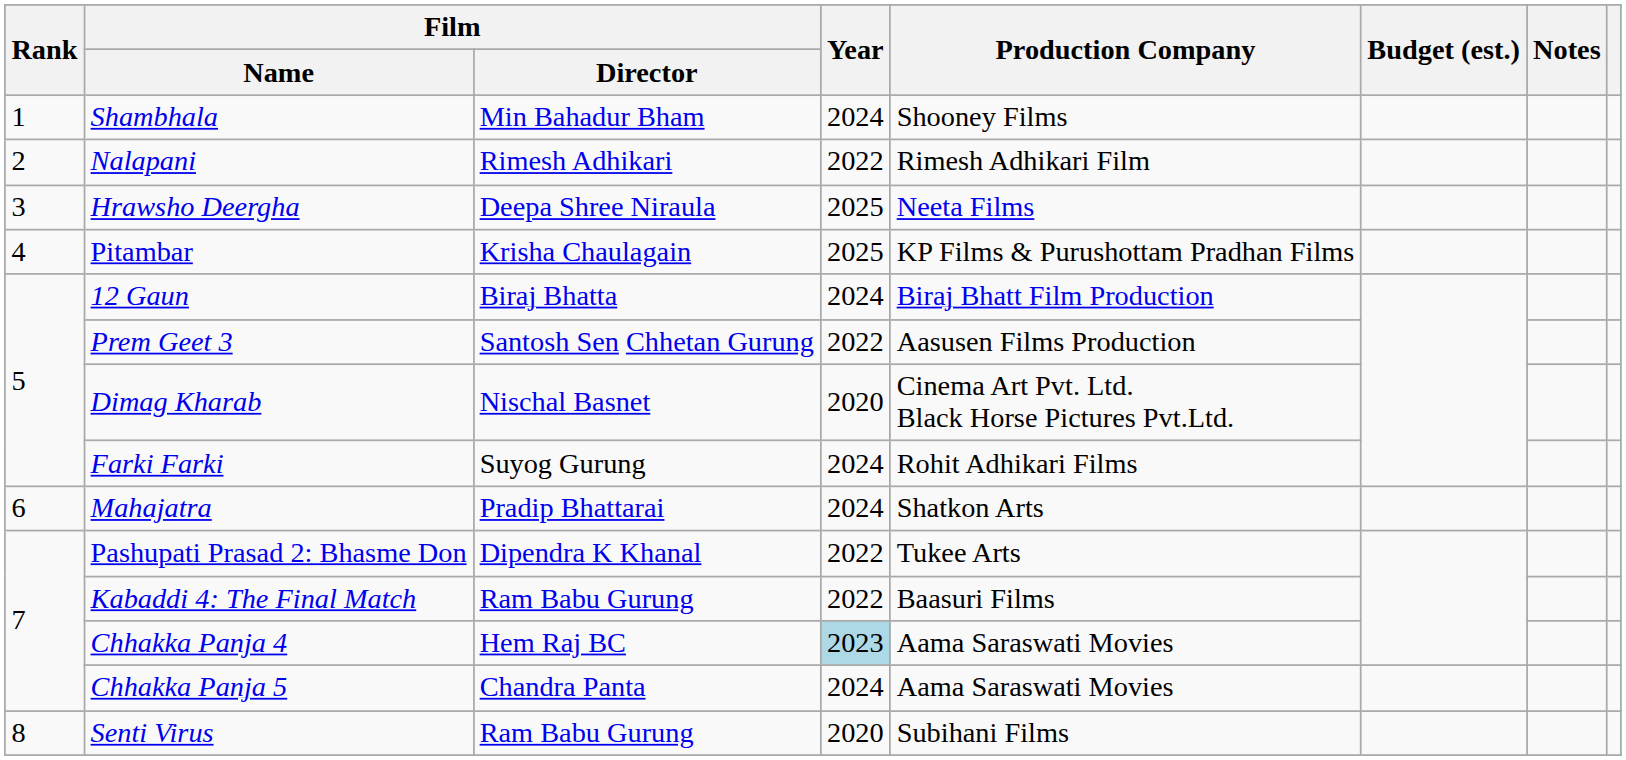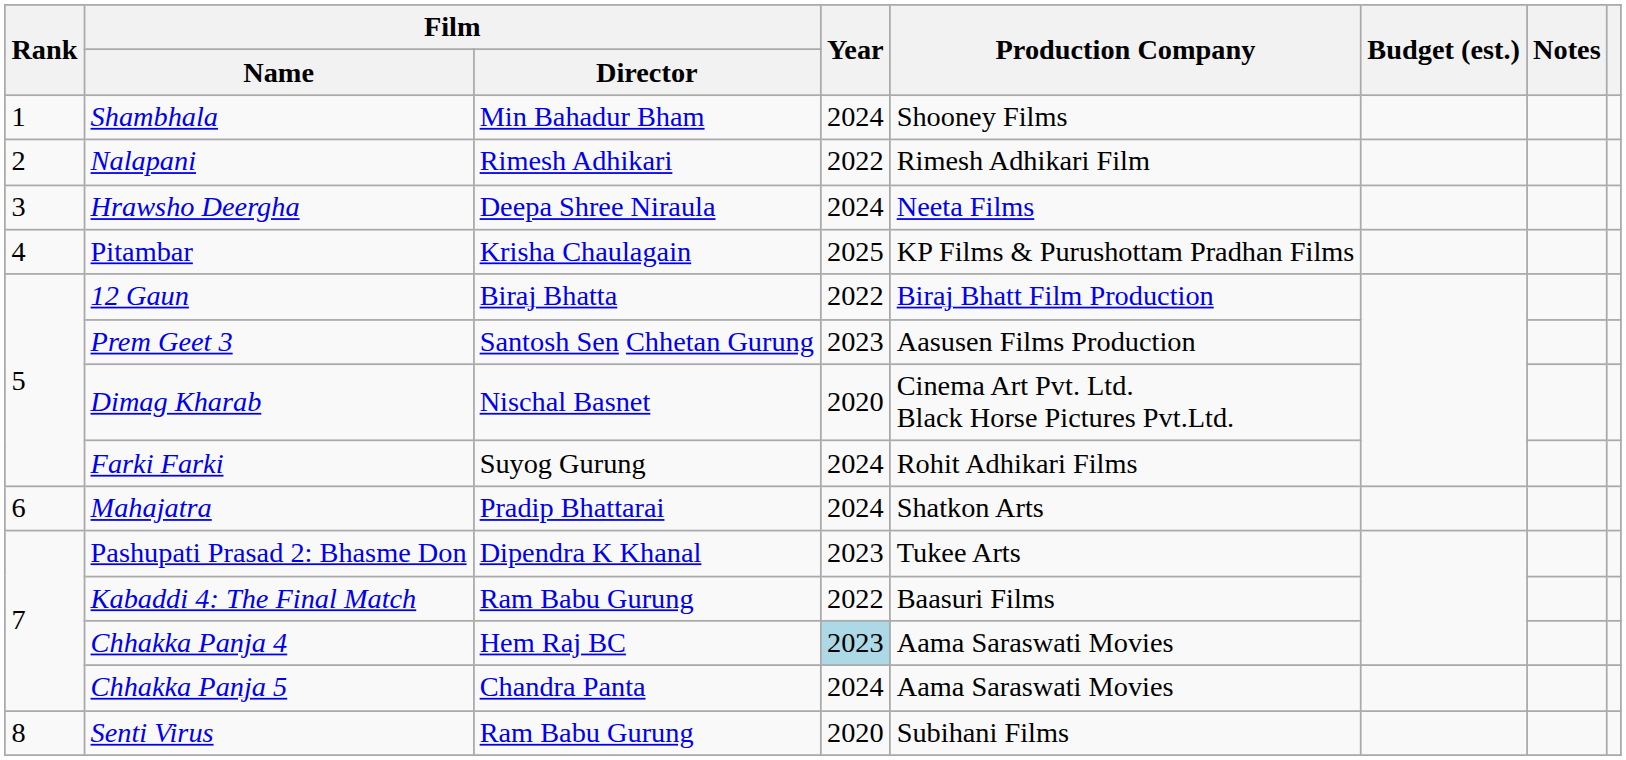(855, 206) 2025 -> (855, 206) 2024
(855, 296) 2024 -> (855, 296) 2022
(855, 341) 2022 -> (855, 341) 2023
(855, 552) 2022 -> (855, 552) 2023
